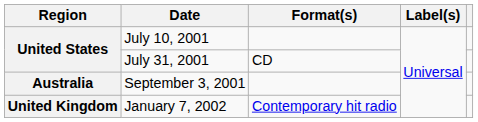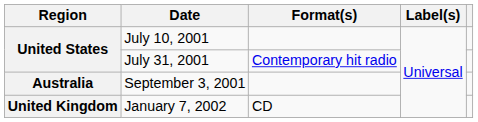(262, 60) CD -> (324, 60) Contemporary hit radio
(324, 106) Contemporary hit radio -> (262, 106) CD
